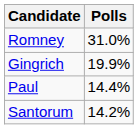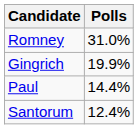(109, 111) 14.2% -> (109, 111) 12.4%
